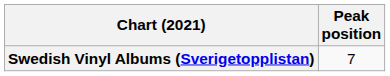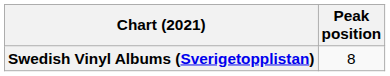(351, 58) 7 -> (351, 58) 8
